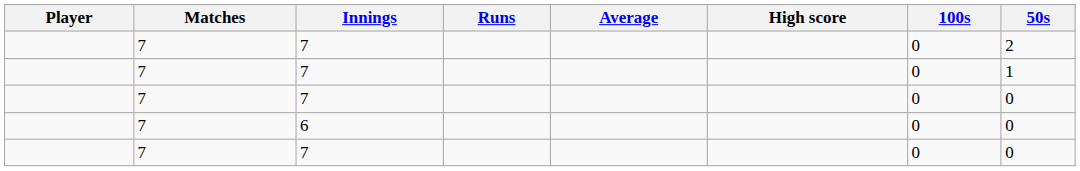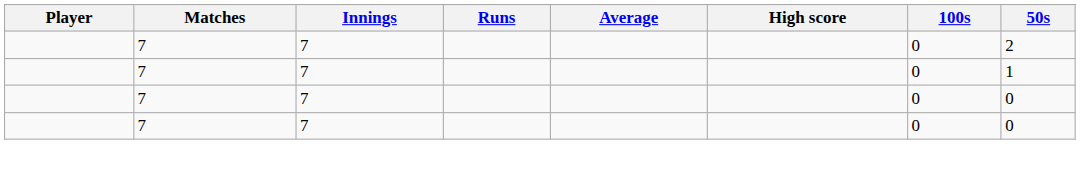- row: (69, 126)
